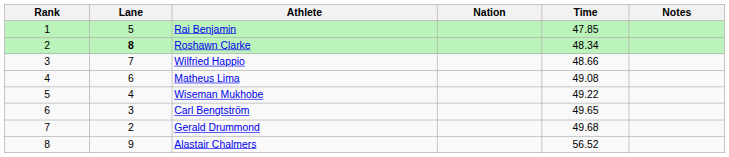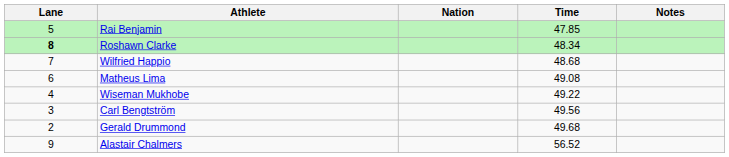- column: (47, 12)
(586, 62) 48.66 -> (567, 62) 48.68
(586, 111) 49.65 -> (567, 111) 49.56
